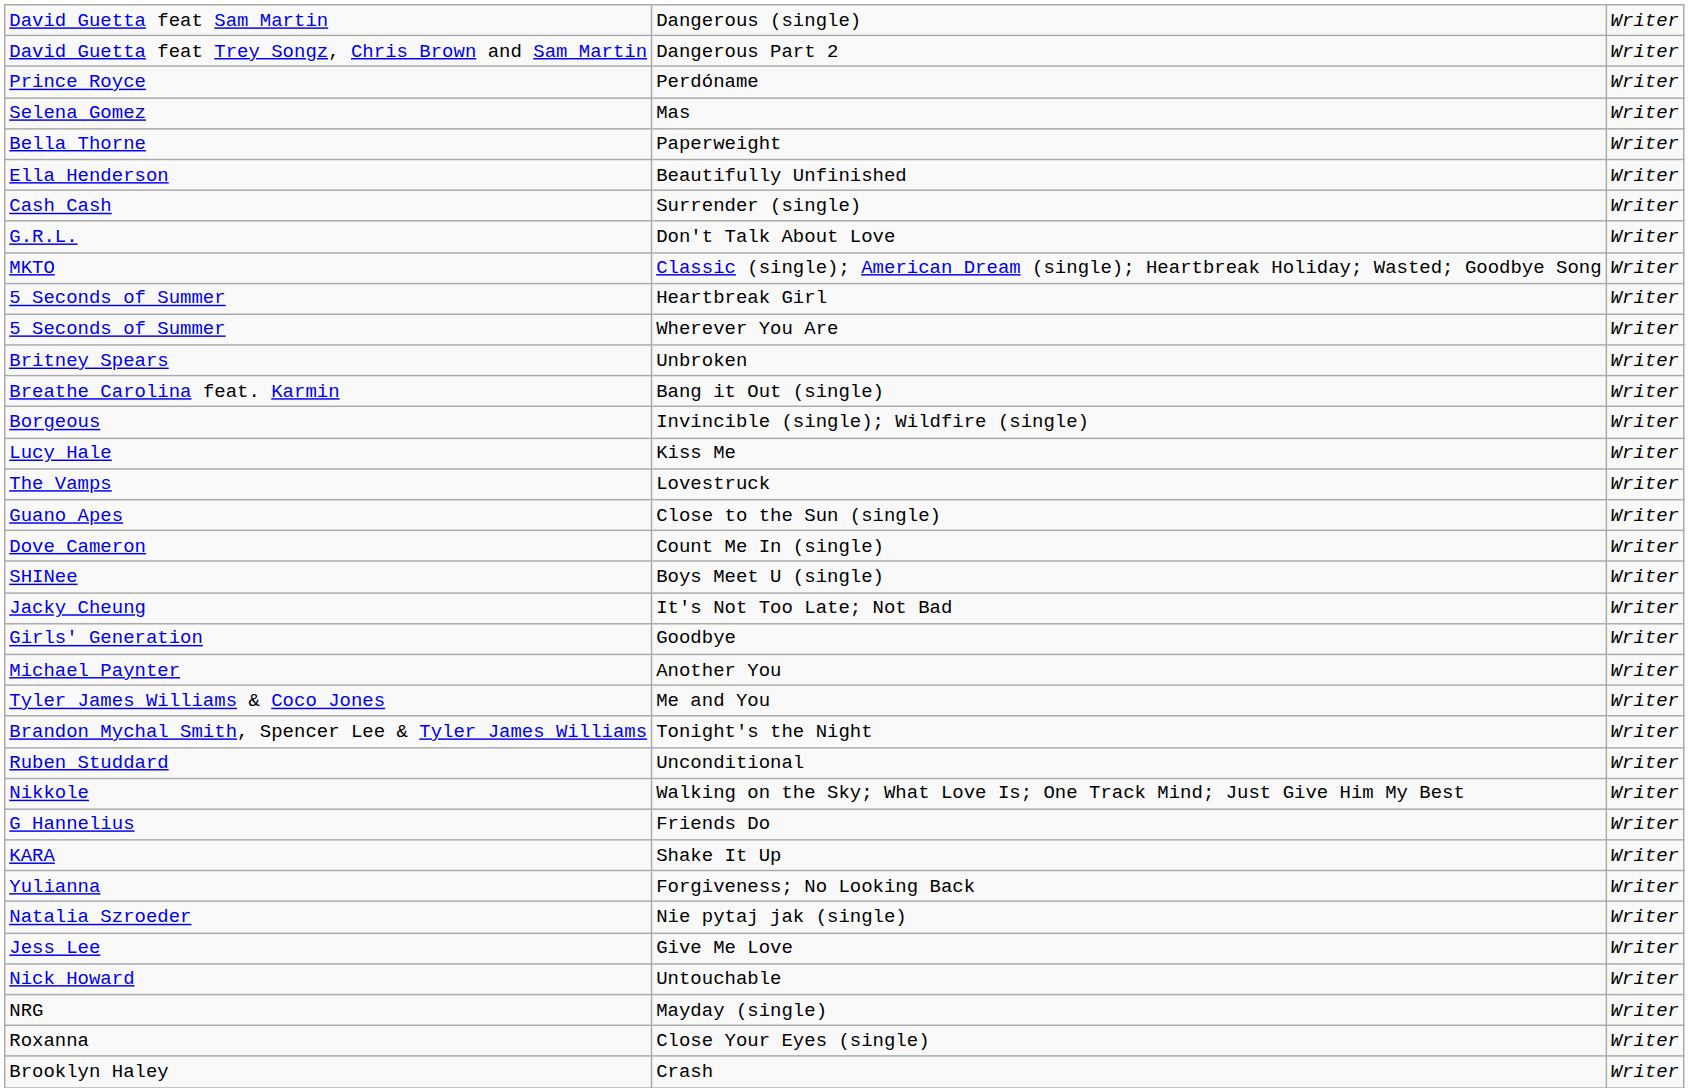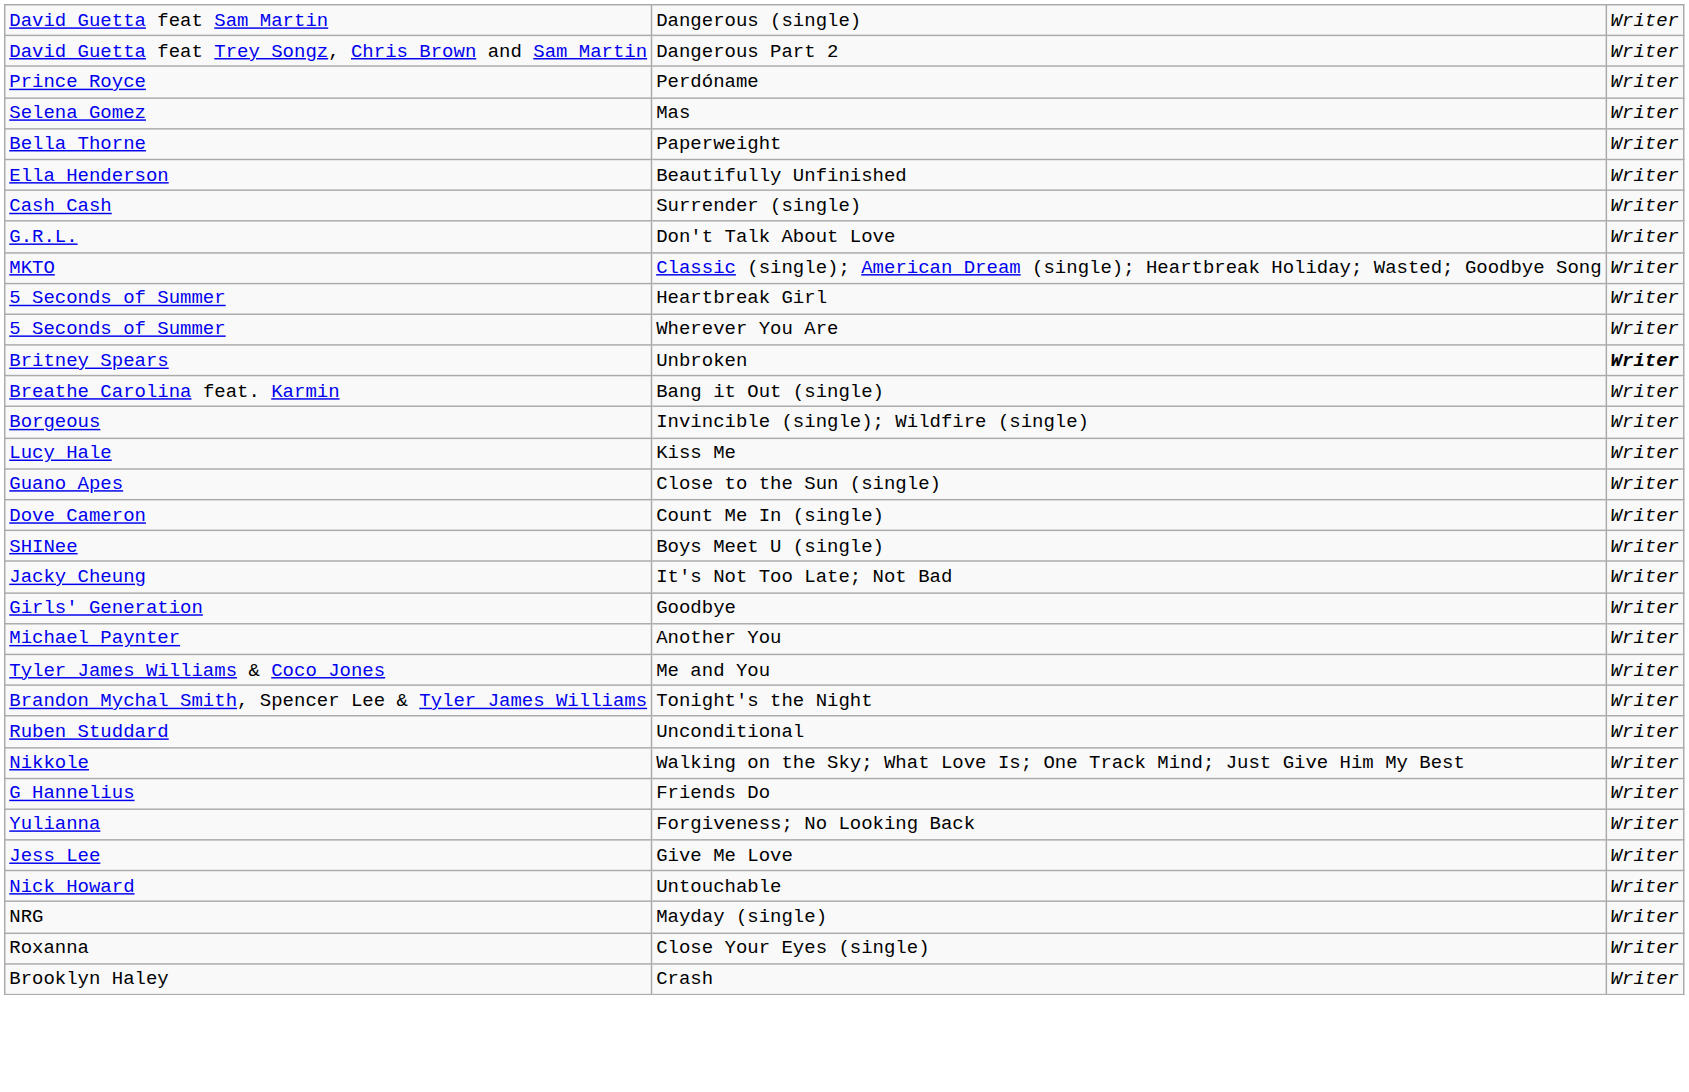(1645, 360) normal -> (1645, 360) bold
- row: (713, 484)
- row: (719, 855)
- row: (781, 917)
